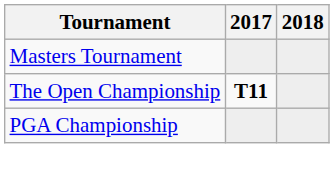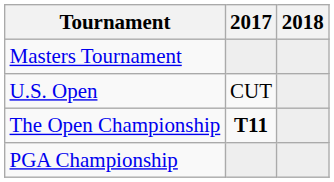+ row: (54, 91)
